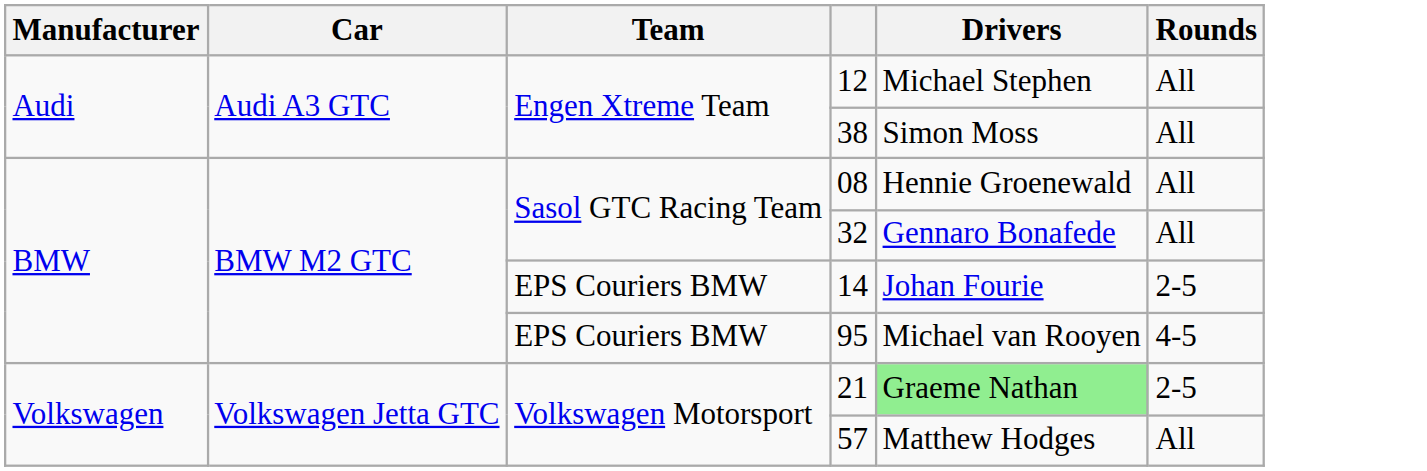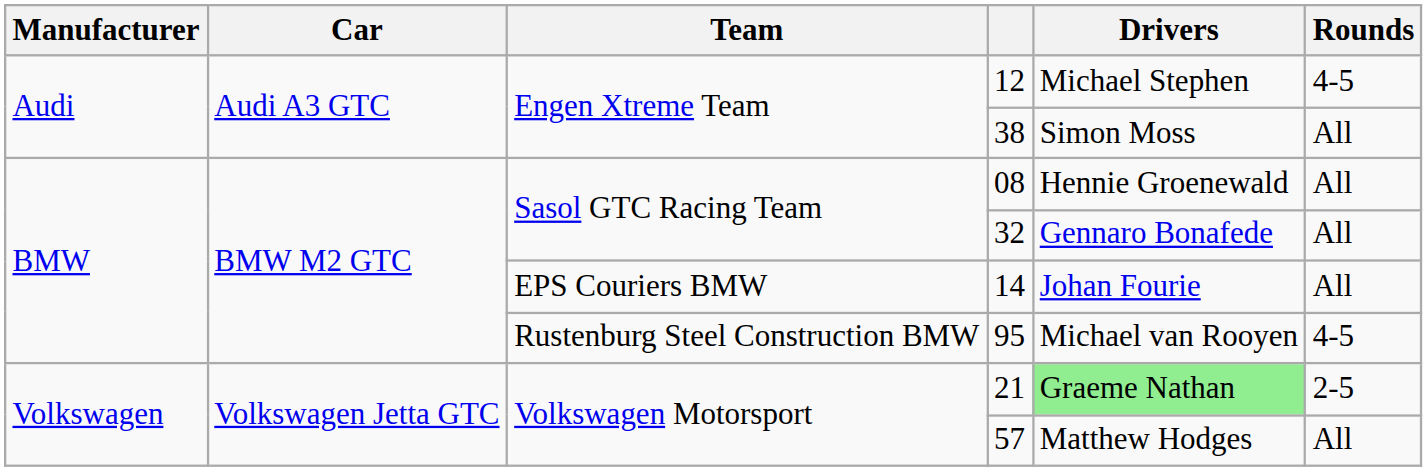(1175, 80) All -> (1333, 80) 4-5
(1176, 285) 2-5 -> (1332, 285) All
(641, 336) EPS Couriers BMW -> (747, 336) Rustenburg Steel Construction BMW
